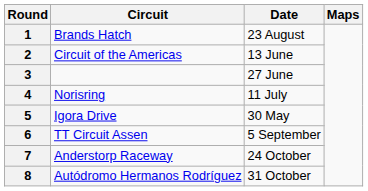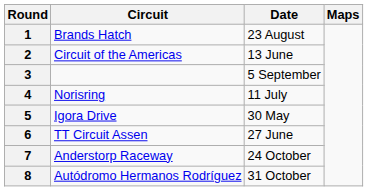(270, 75) 27 June -> (284, 75) 5 September
(284, 135) 5 September -> (270, 135) 27 June
